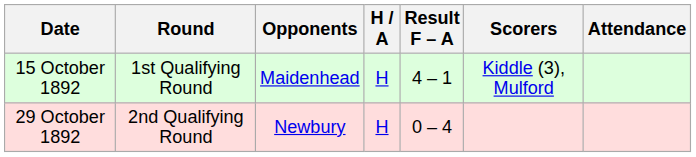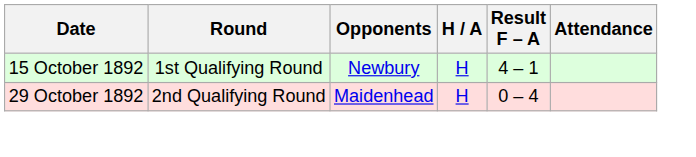- column: (524, 29)
(310, 78) Maidenhead -> (384, 67) Newbury
(310, 127) Newbury -> (384, 96) Maidenhead
